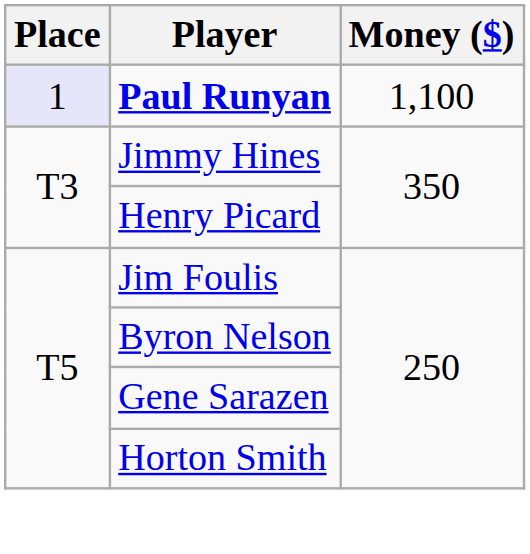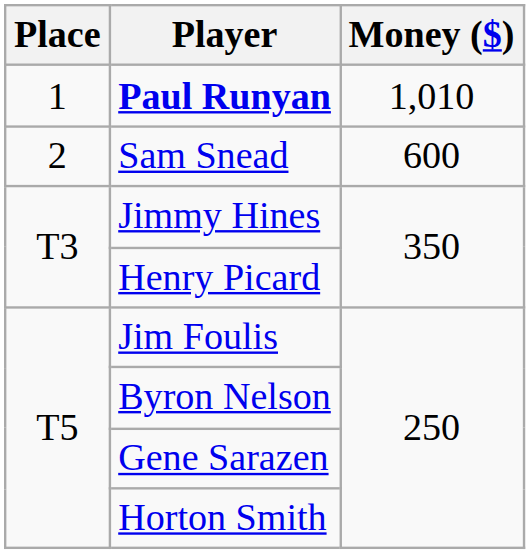(57, 95) lavender background -> (57, 95) no background
(431, 95) 1,100 -> (431, 95) 1,010
+ row: (203, 155)
